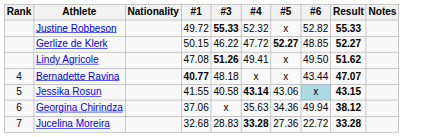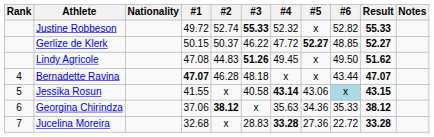+ column: (226, 12)
(256, 60) 49.41 -> (286, 60) 49.45
(196, 76) 40.77 -> (196, 76) 47.07
(316, 108) 49.94 -> (346, 108) 35.33
